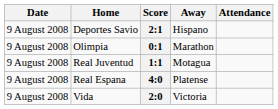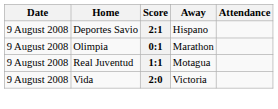- row: (155, 79)
